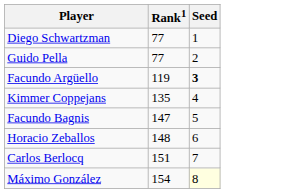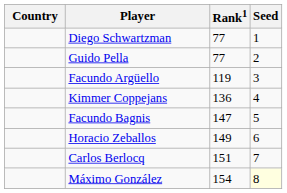+ column: (35, 16)
(195, 78) bold -> (256, 78) normal
(161, 98) 135 -> (222, 98) 136
(161, 138) 148 -> (222, 138) 149
